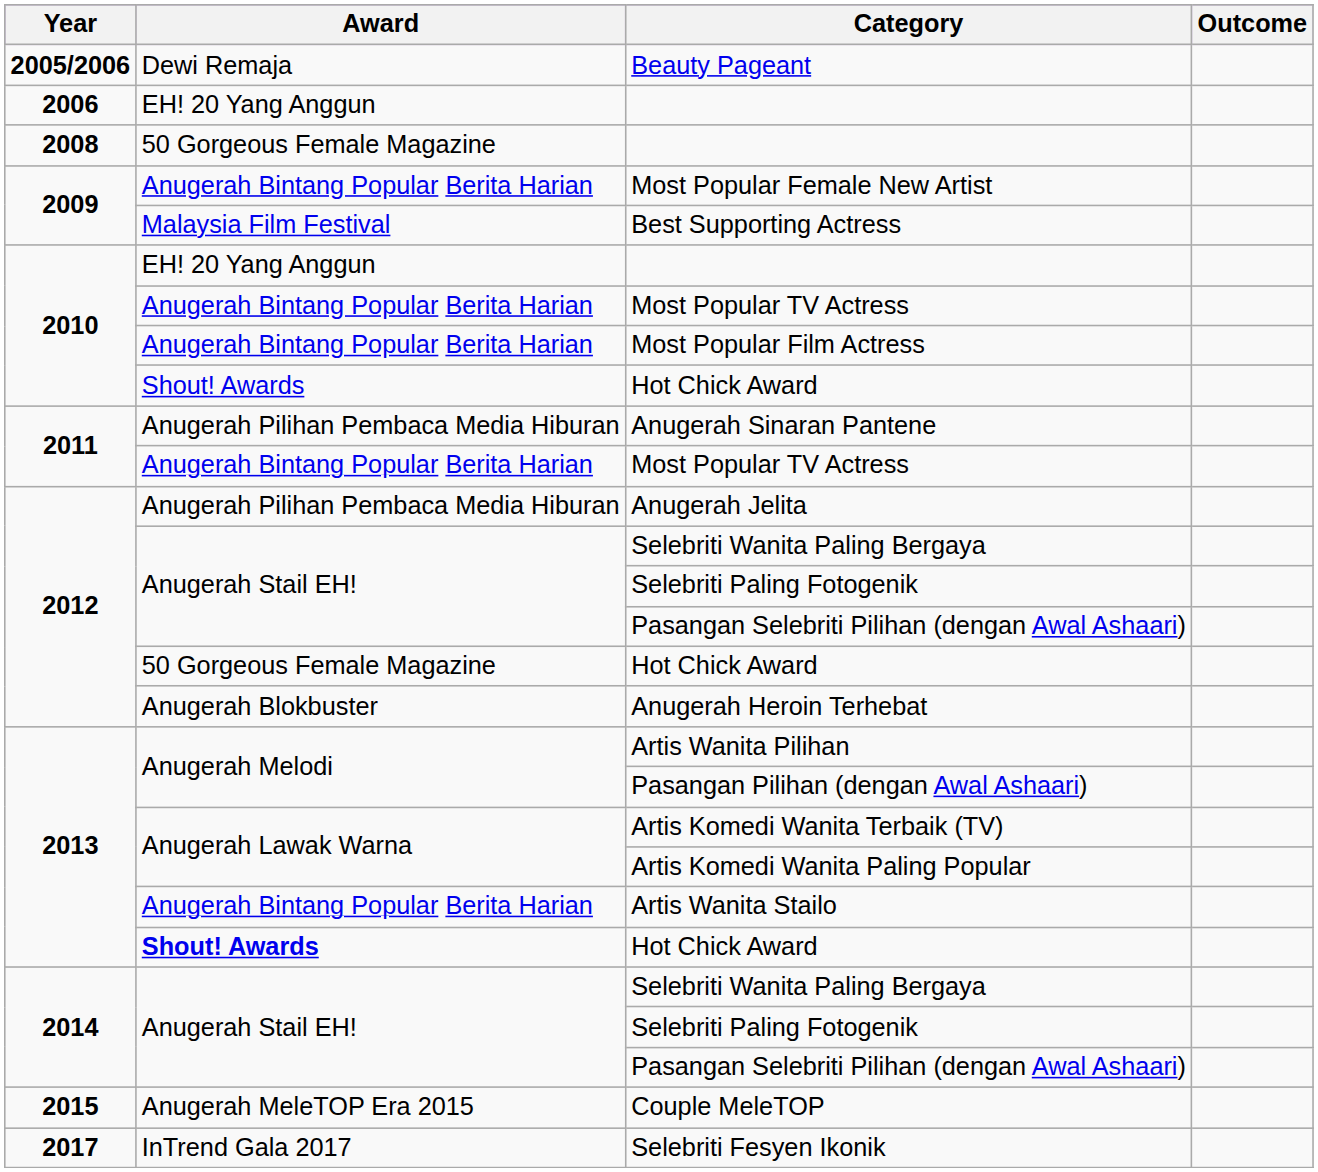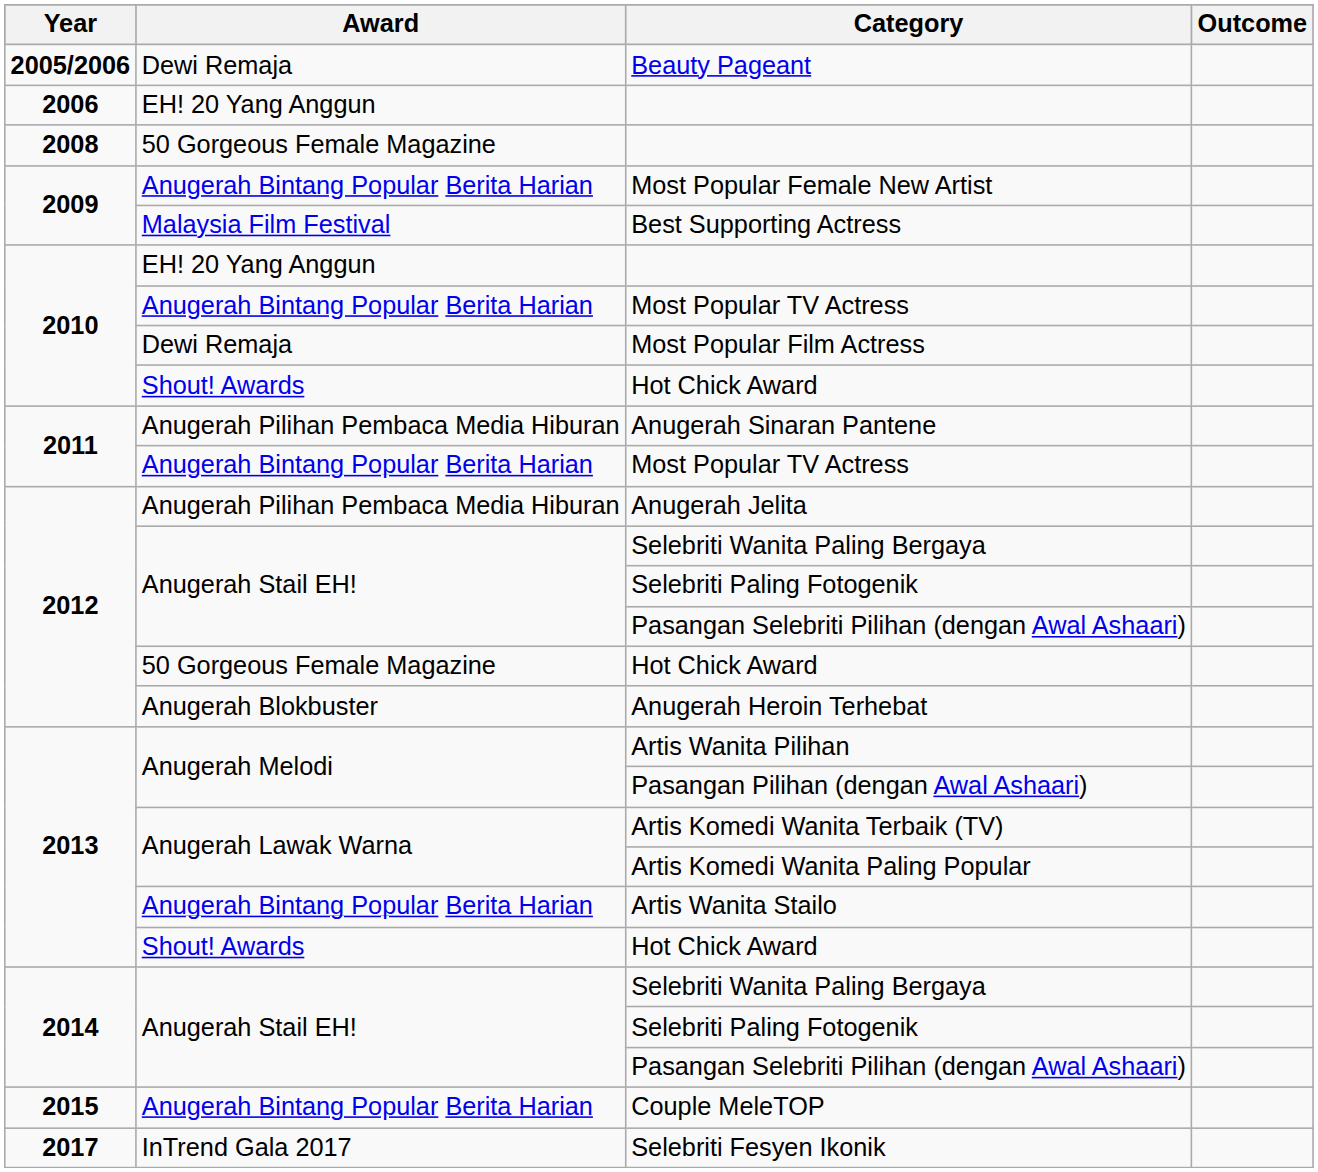(367, 345) Anugerah Bintang Popular Berita Harian -> (217, 345) Dewi Remaja
(230, 946) bold -> (223, 946) normal
(308, 1107) Anugerah MeleTOP Era 2015 -> (367, 1107) Anugerah Bintang Popular Berita Harian
